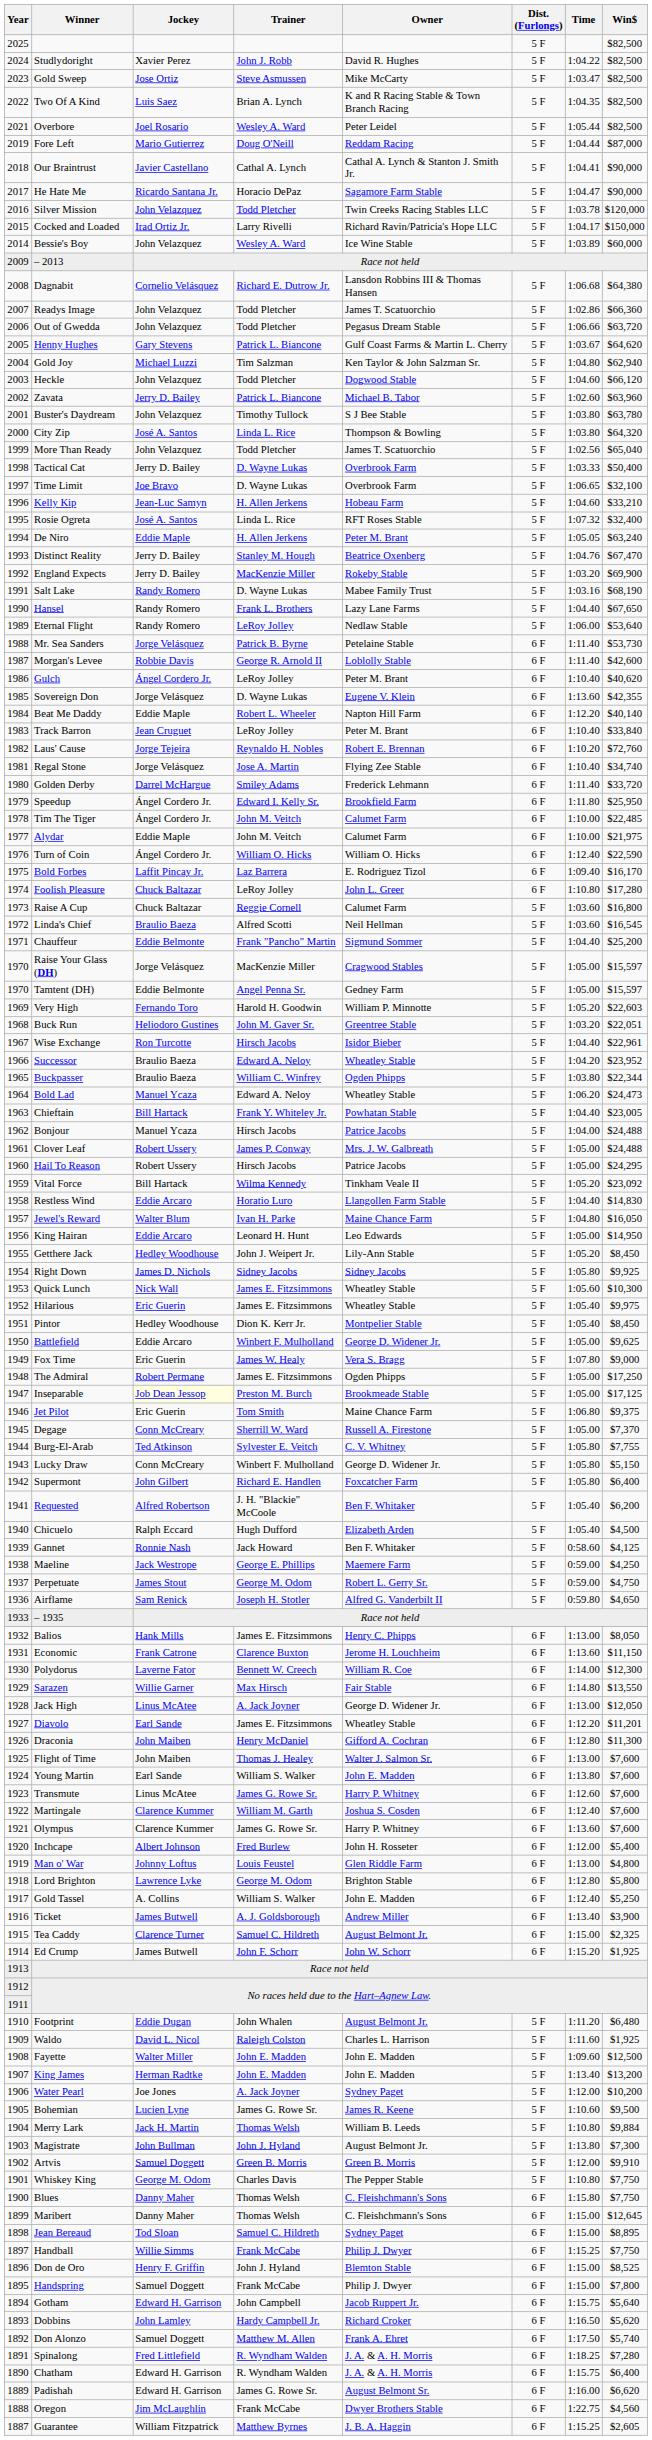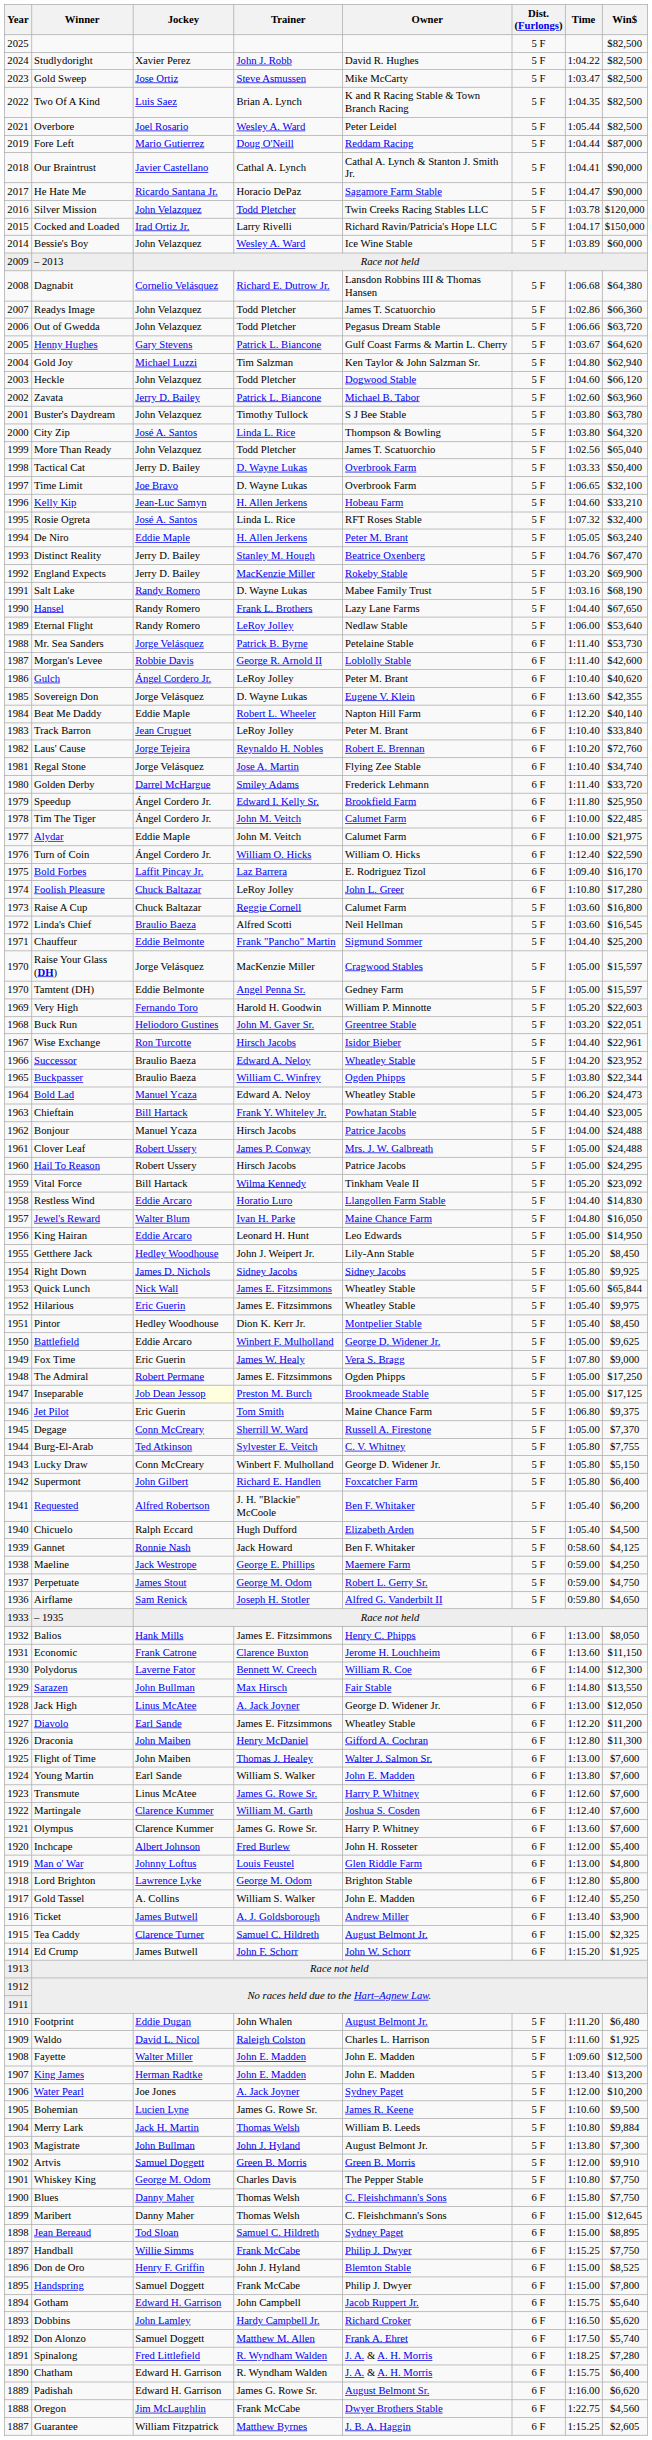(625, 1289) $10,300 -> (625, 1289) $65,844
(164, 1688) Willie Garner -> (165, 1688) John Bullman
(625, 1723) $11,201 -> (625, 1723) $11,200
